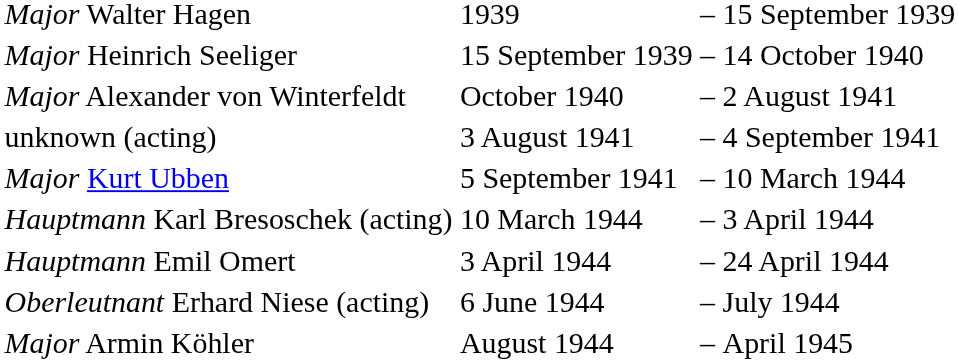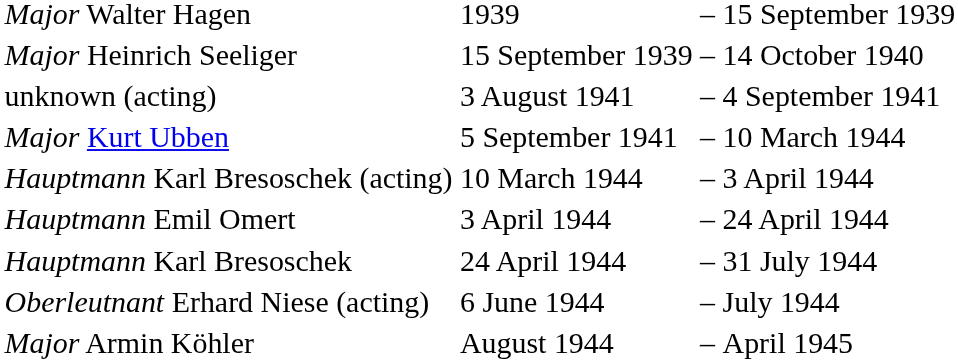- row: (205, 96)
+ row: (178, 260)
